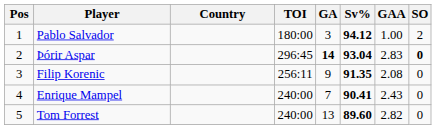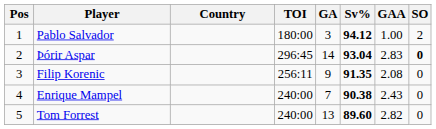(328, 54) bold -> (328, 54) normal
(358, 94) 90.41 -> (358, 94) 90.38
